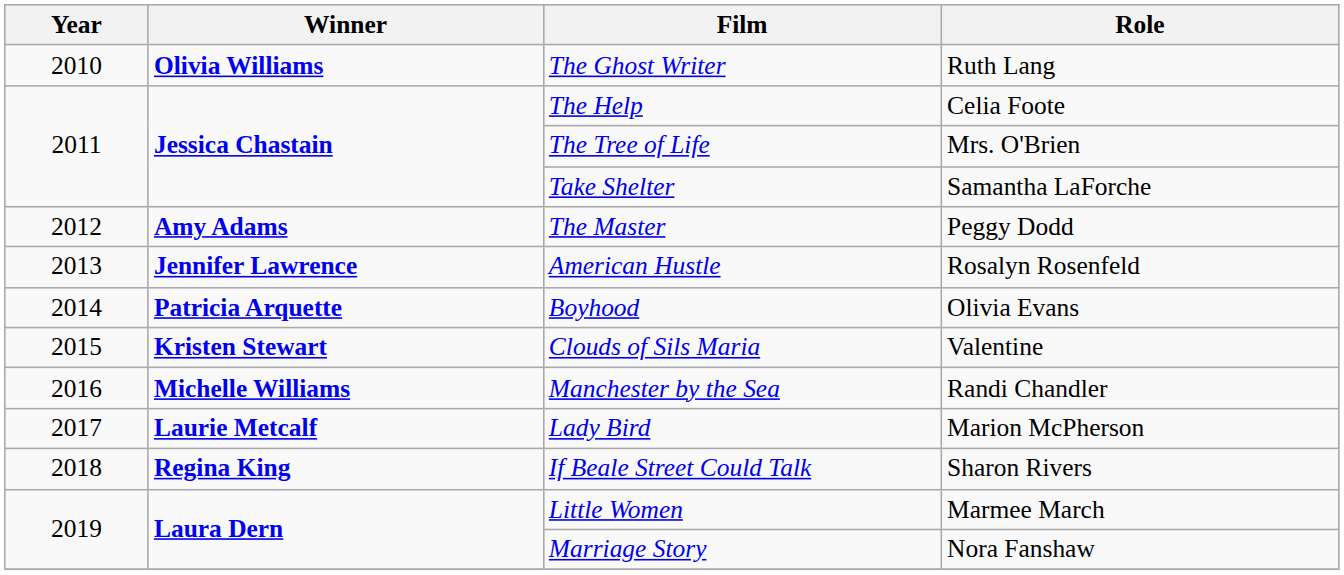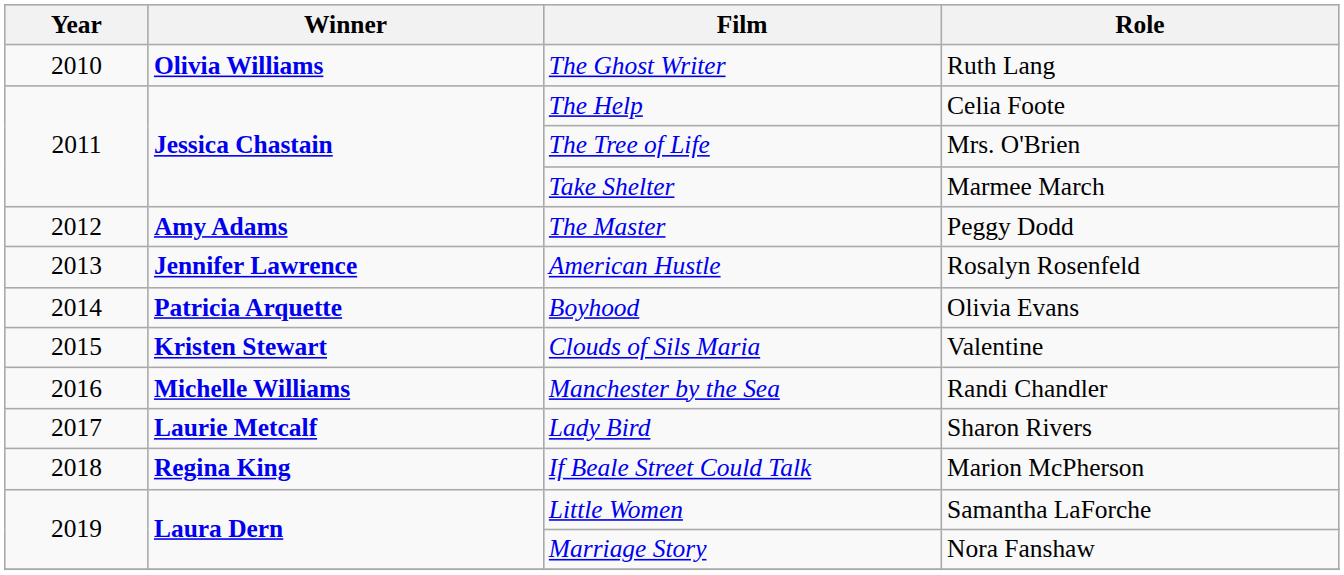(1049, 186) Samantha LaForche -> (1026, 186) Marmee March
(1046, 428) Marion McPherson -> (1020, 428) Sharon Rivers
(1020, 468) Sharon Rivers -> (1046, 468) Marion McPherson
(1026, 508) Marmee March -> (1049, 508) Samantha LaForche
